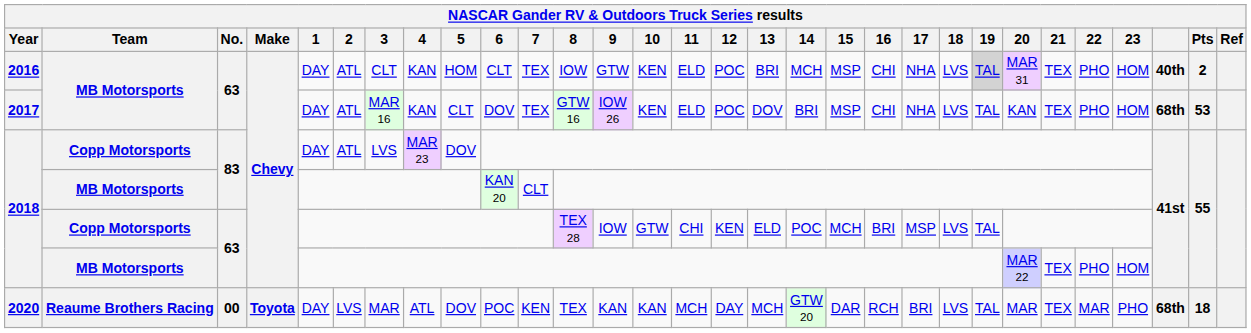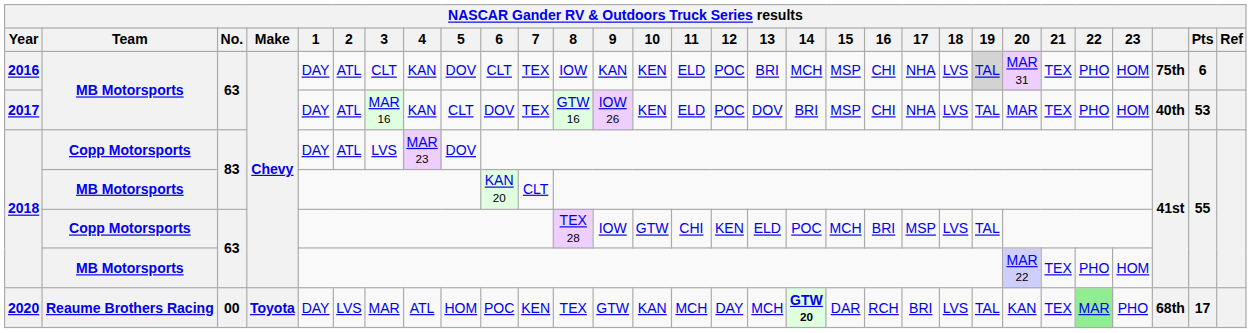(461, 71) HOM -> (461, 71) DOV
(613, 71) GTW -> (613, 71) KAN
(1170, 71) 40th -> (1170, 71) 75th
(1203, 71) 2 -> (1203, 71) 6
(1022, 110) KAN -> (1022, 110) MAR
(1170, 110) 68th -> (1170, 110) 40th
(461, 308) DOV -> (461, 308) HOM
(613, 308) KAN -> (613, 308) GTW
(806, 307) normal -> (806, 308) bold
(1022, 308) MAR -> (1022, 308) KAN
(1094, 308) no background -> (1094, 308) lightgreen background
(1203, 308) 18 -> (1203, 308) 17
